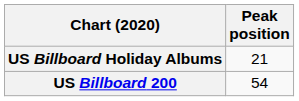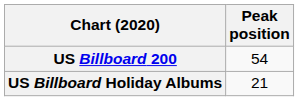rows swapped: (115, 58) <-> (115, 83)
